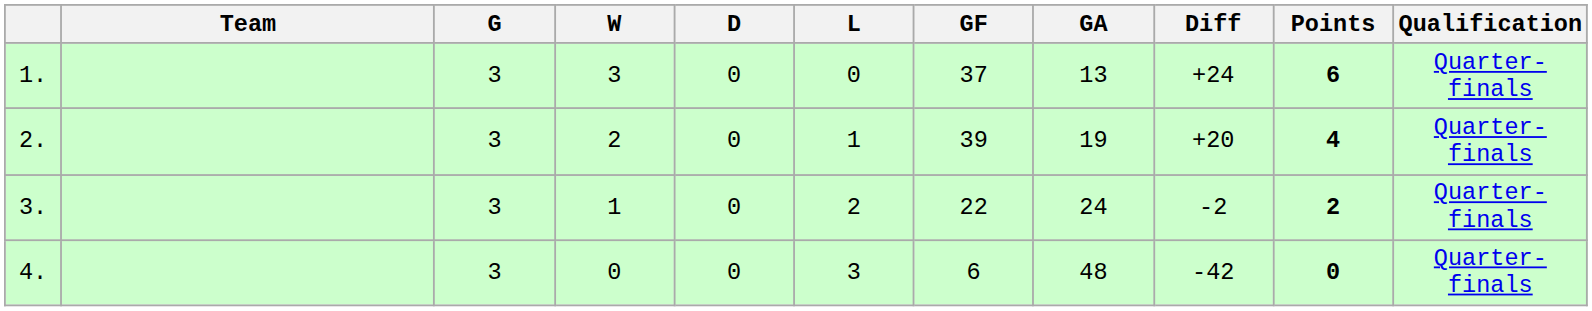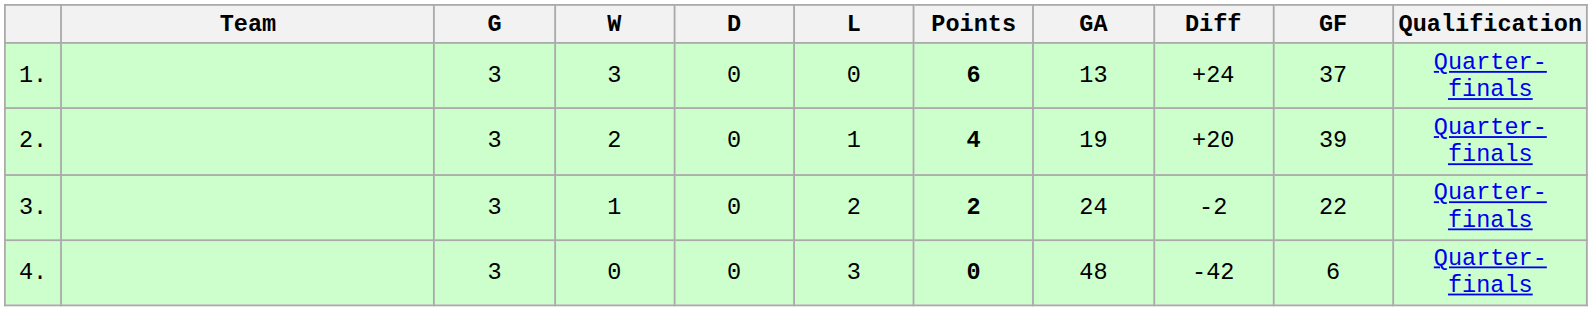columns swapped: (974, 24) <-> (1333, 24)
